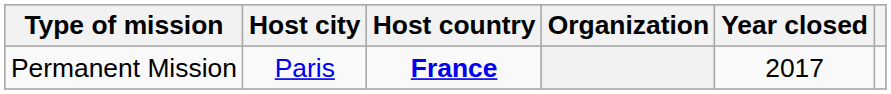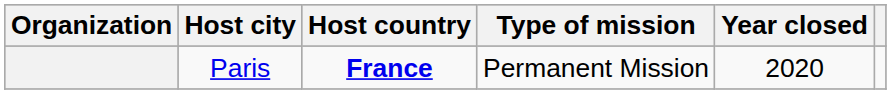columns swapped: (628, 25) <-> (124, 25)
(795, 67) 2017 -> (795, 67) 2020
